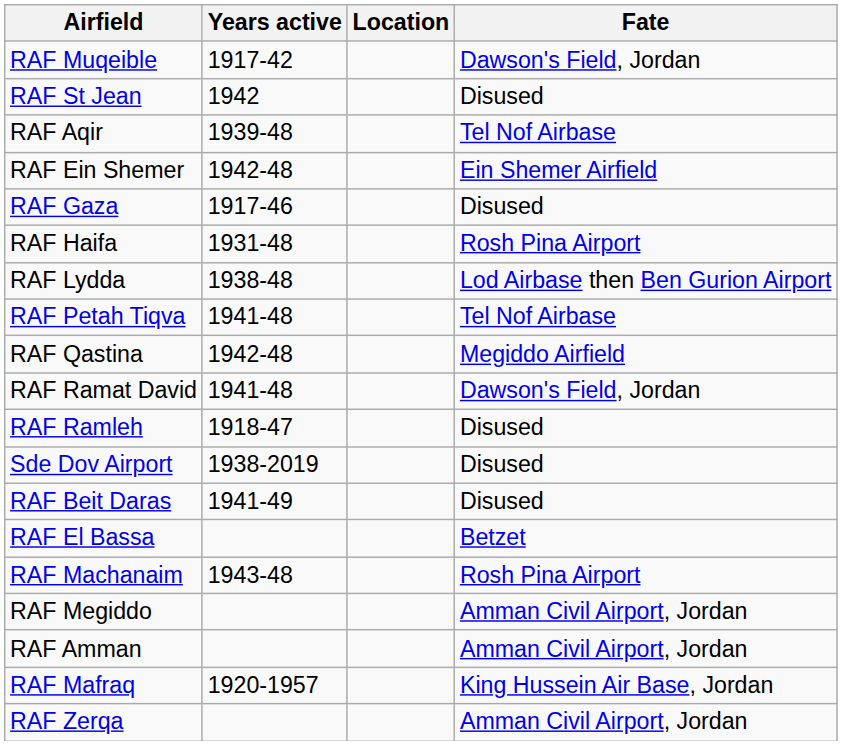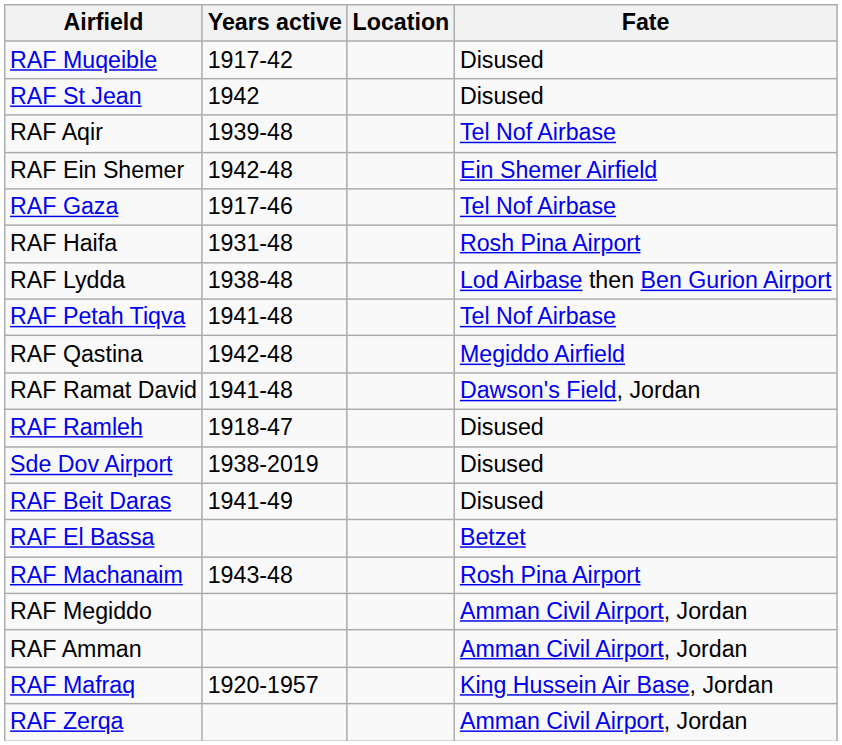(580, 59) Dawson's Field, Jordan -> (502, 59) Disused
(502, 206) Disused -> (538, 206) Tel Nof Airbase
